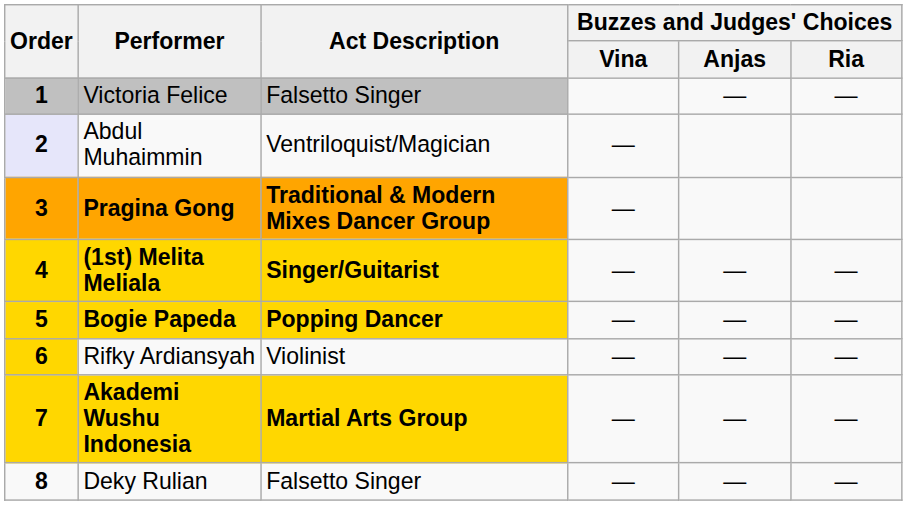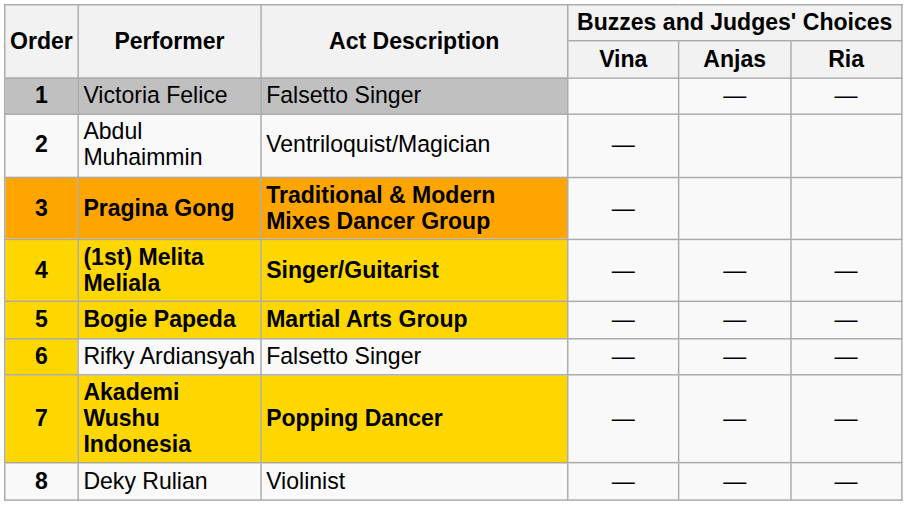(41, 145) lavender background -> (41, 145) no background
(355, 319) Popping Dancer -> (367, 319) Martial Arts Group
(306, 356) Violinist -> (344, 356) Falsetto Singer
(367, 418) Martial Arts Group -> (355, 418) Popping Dancer
(344, 481) Falsetto Singer -> (306, 481) Violinist
